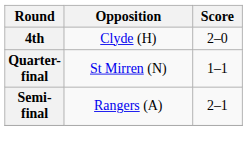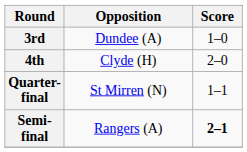+ row: (35, 38)
(217, 106) normal -> (217, 128) bold
